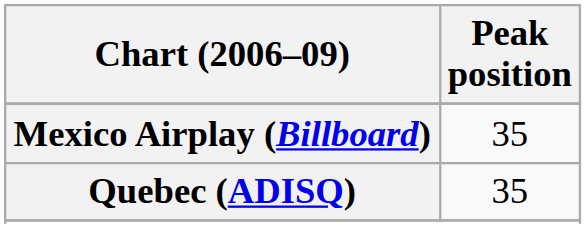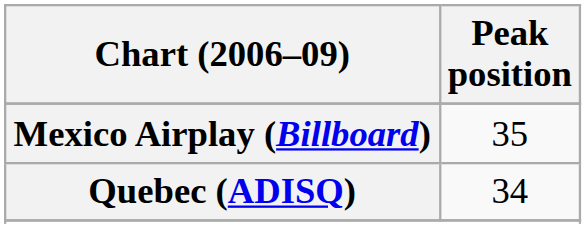(510, 190) 35 -> (510, 190) 34
